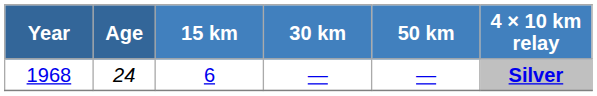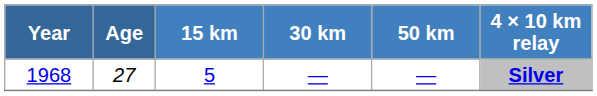(124, 75) 24 -> (124, 75) 27
(209, 75) 6 -> (209, 75) 5
